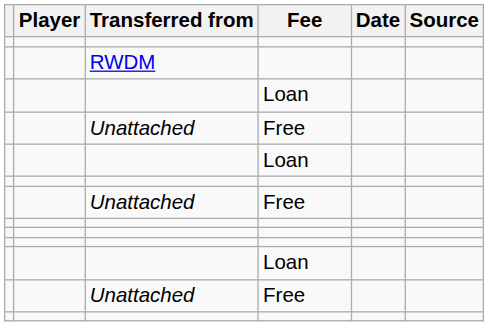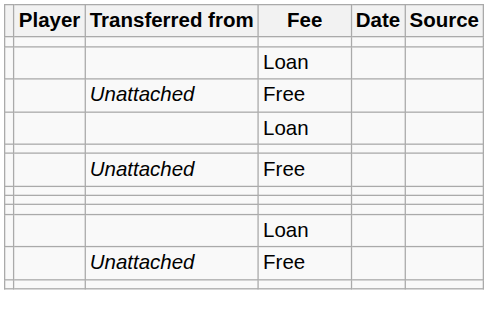- row: (123, 62)
